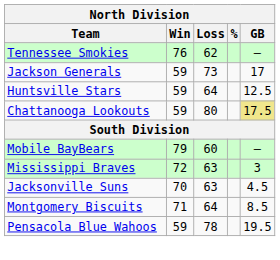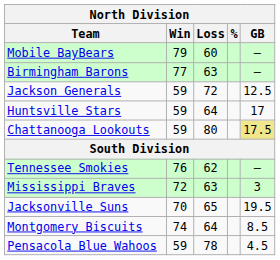rows swapped: (68, 53) <-> (61, 149)
+ row: (68, 72)
(211, 72) 73 -> (211, 91) 72
(257, 72) 17 -> (257, 91) 12.5
(257, 91) 12.5 -> (257, 110) 17
(211, 188) 63 -> (211, 207) 65
(257, 188) 4.5 -> (257, 207) 19.5
(180, 207) 71 -> (180, 226) 74
(257, 226) 19.5 -> (257, 245) 4.5
